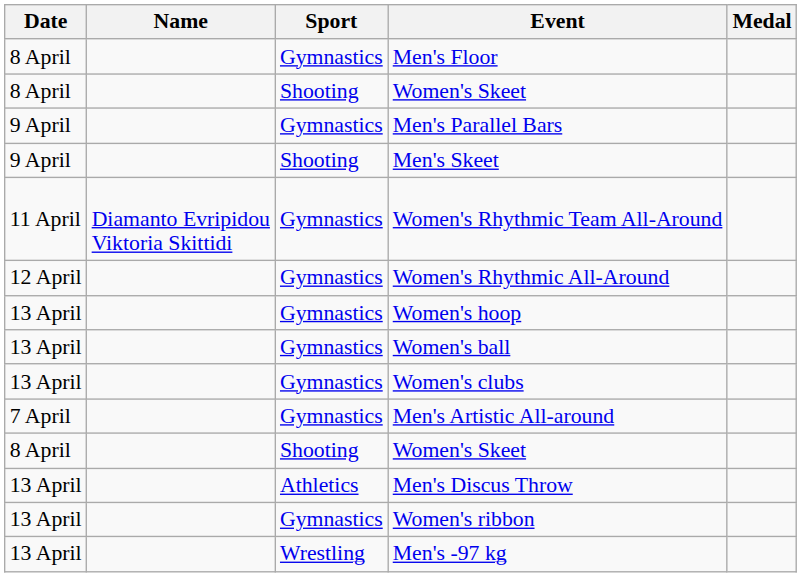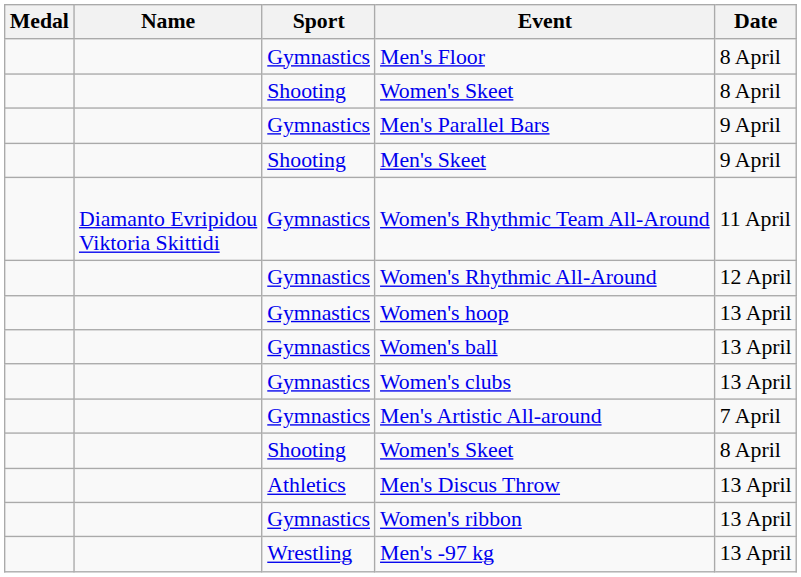columns swapped: (762, 21) <-> (46, 21)
